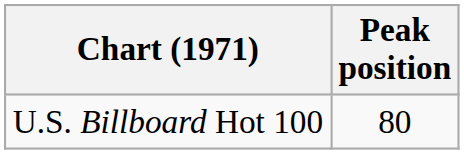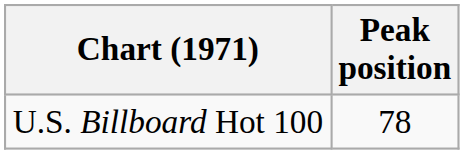(395, 121) 80 -> (395, 121) 78
